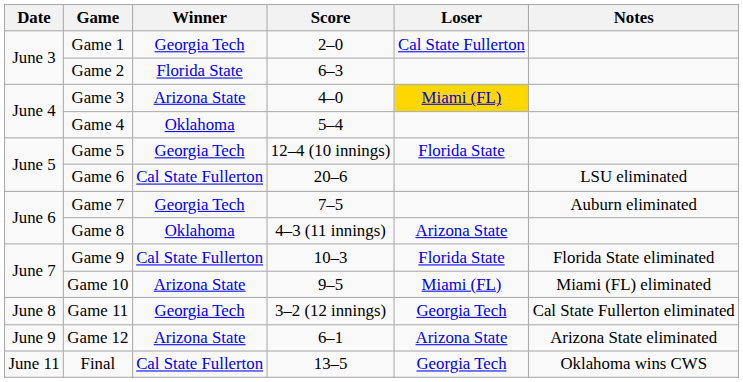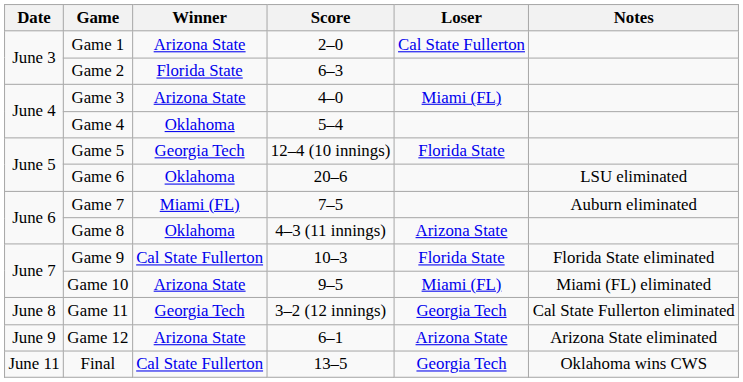(200, 44) Georgia Tech -> (200, 44) Arizona State
(462, 97) gold background -> (462, 97) no background
(200, 177) Cal State Fullerton -> (200, 177) Oklahoma
(200, 204) Georgia Tech -> (200, 204) Miami (FL)
